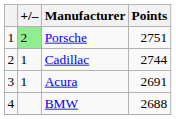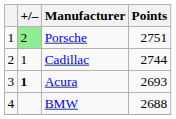(24, 81) normal -> (24, 81) bold
(154, 81) 2691 -> (154, 81) 2693
